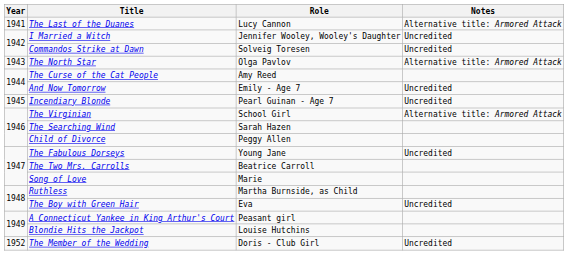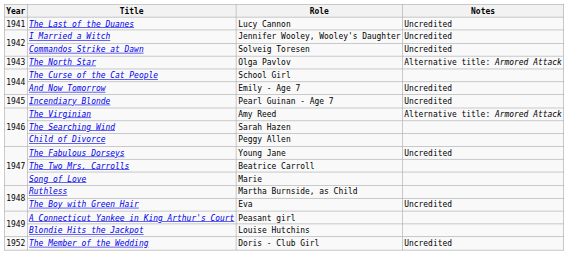(483, 24) Alternative title: Armored Attack -> (428, 24) Uncredited
(257, 75) Amy Reed -> (264, 75) School Girl
(264, 114) School Girl -> (257, 114) Amy Reed
